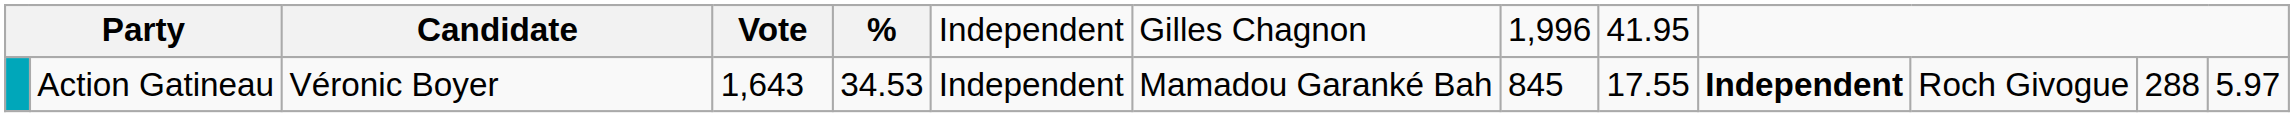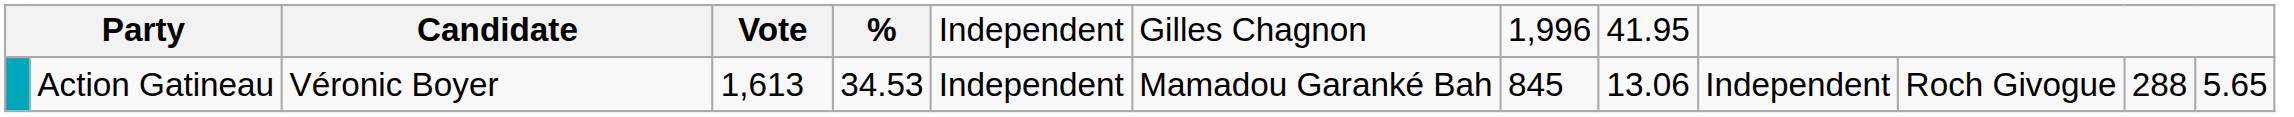(762, 83) 1,643 -> (762, 83) 1,613
(1648, 83) 17.55 -> (1648, 83) 13.06
(1804, 83) bold -> (1798, 83) normal
(2248, 83) 5.97 -> (2235, 83) 5.65
